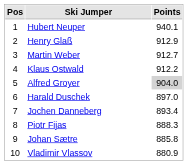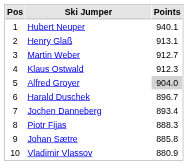(167, 41) 912.9 -> (167, 41) 913.1
(167, 69) 912.2 -> (167, 69) 912.3
(167, 97) 897.0 -> (167, 97) 896.7
